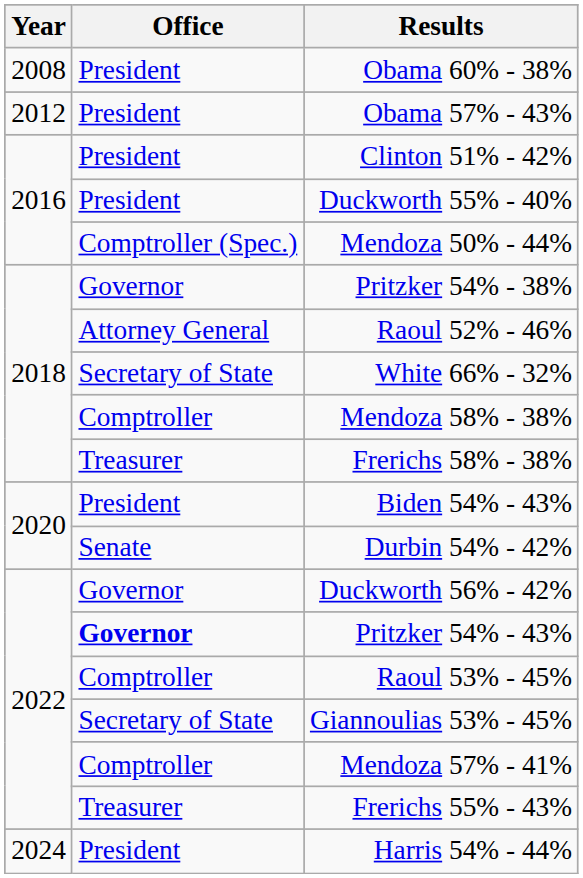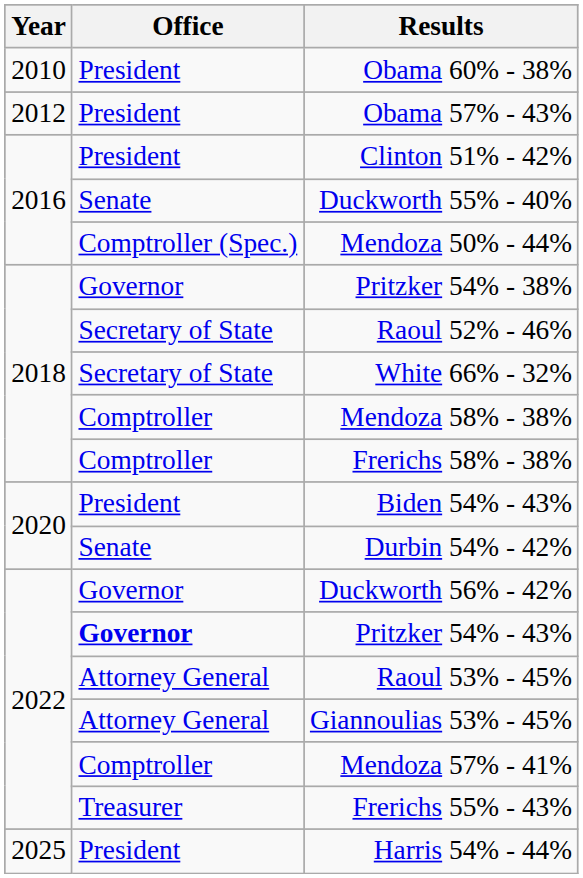(39, 69) 2008 -> (39, 69) 2010
(129, 199) President -> (115, 199) Senate
(174, 329) Attorney General -> (176, 329) Secretary of State
(130, 460) Treasurer -> (145, 460) Comptroller
(145, 677) Comptroller -> (174, 677) Attorney General
(176, 720) Secretary of State -> (174, 720) Attorney General
(39, 850) 2024 -> (39, 850) 2025
